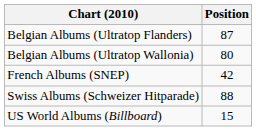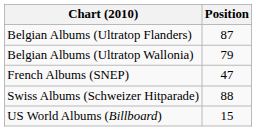(227, 55) 80 -> (227, 55) 79
(227, 75) 42 -> (227, 75) 47
